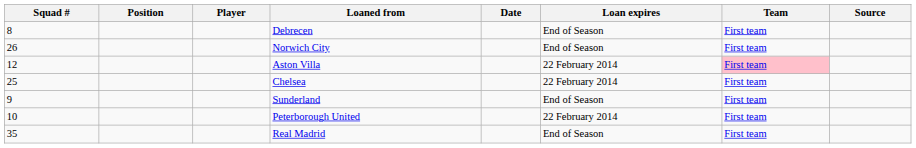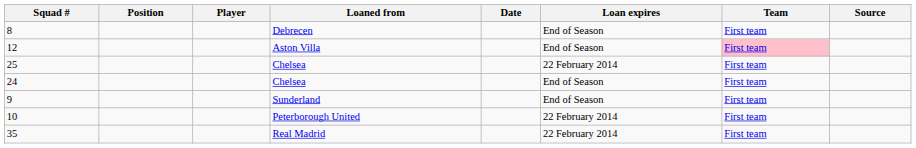- row: (12, 47)
(580, 65) 22 February 2014 -> (573, 47) End of Season
+ row: (12, 82)
(573, 134) End of Season -> (580, 134) 22 February 2014
